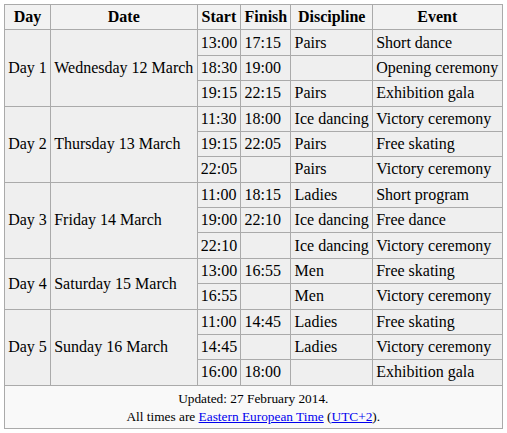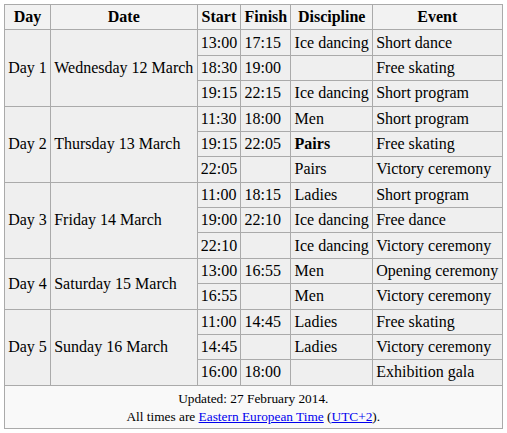(311, 42) Pairs -> (332, 42) Ice dancing
(437, 67) Opening ceremony -> (415, 67) Free skating
(311, 93) Pairs -> (332, 93) Ice dancing
(425, 93) Exhibition gala -> (423, 93) Short program
(332, 118) Ice dancing -> (309, 118) Men
(434, 118) Victory ceremony -> (423, 118) Short program
(311, 144) normal -> (312, 144) bold
(415, 270) Free skating -> (437, 270) Opening ceremony
